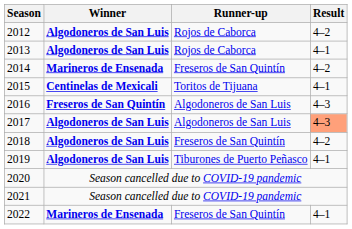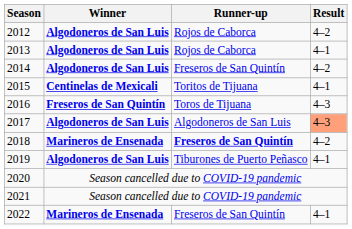(105, 68) Marineros de Ensenada -> (107, 68) Algodoneros de San Luis
(232, 104) Algodoneros de San Luis -> (213, 104) Toros de Tijuana
(107, 141) Algodoneros de San Luis -> (105, 141) Marineros de Ensenada
(229, 141) normal -> (233, 141) bold
